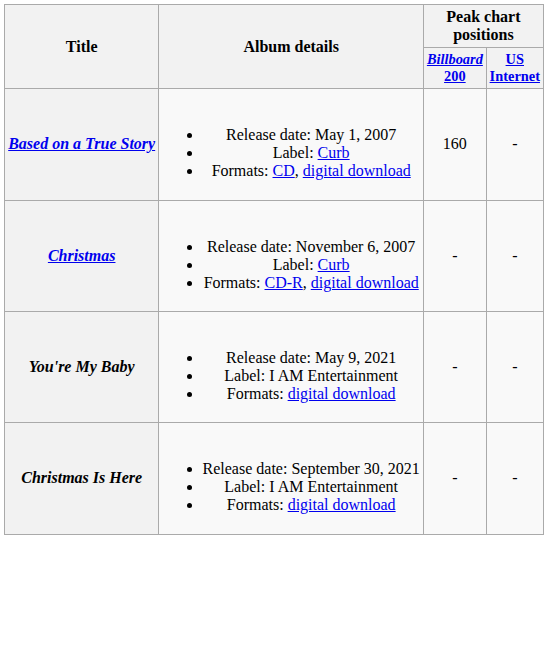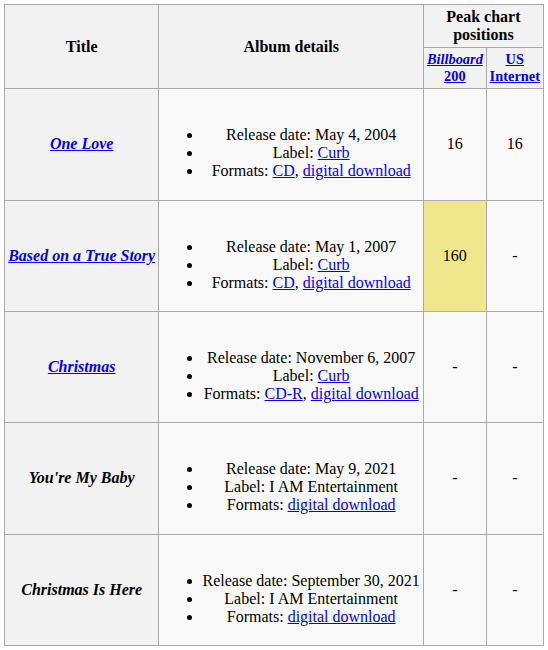+ row: (82, 144)
(455, 144) no background -> (455, 255) khaki background
